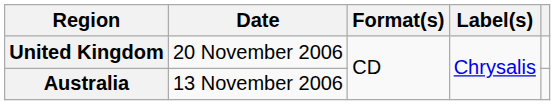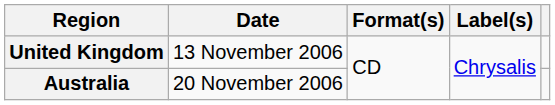(258, 52) 20 November 2006 -> (258, 52) 13 November 2006
(258, 83) 13 November 2006 -> (258, 83) 20 November 2006
